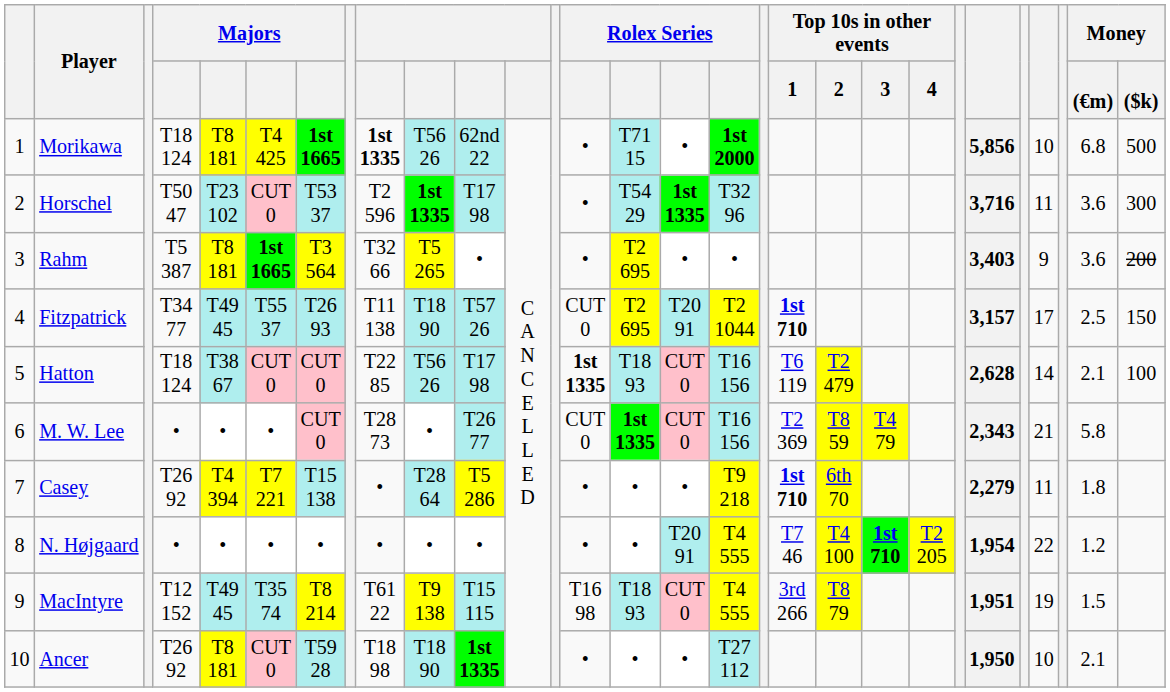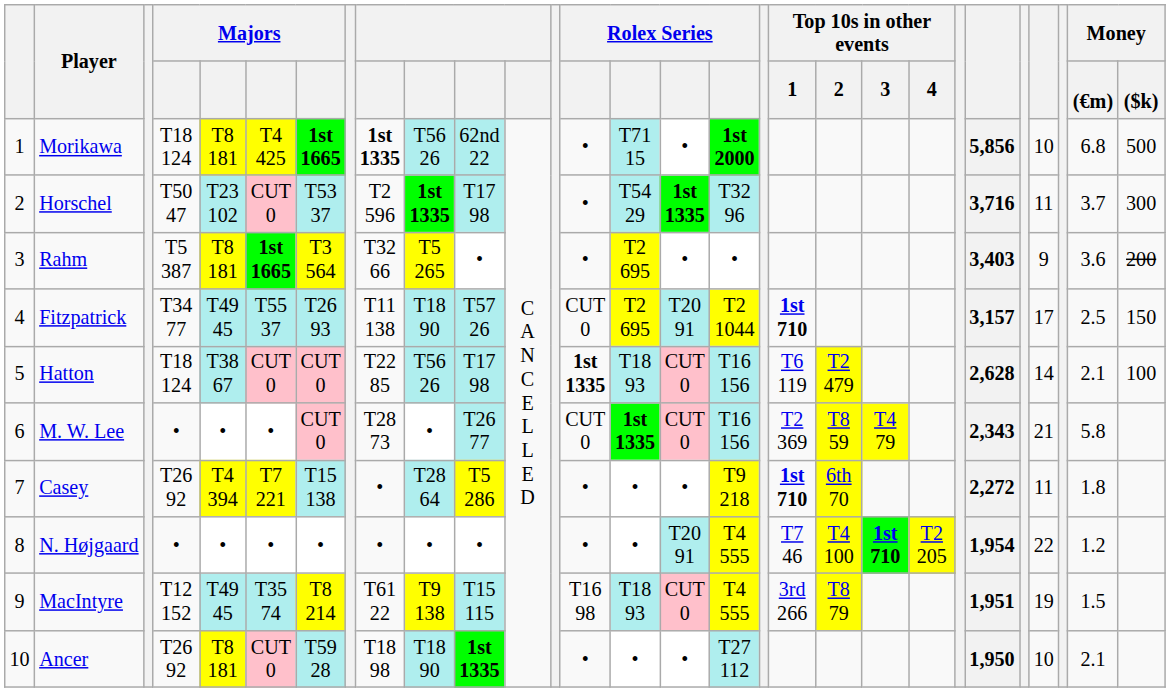(1093, 203) 3.6 -> (1093, 203) 3.7
(992, 487) 2,279 -> (992, 487) 2,272
